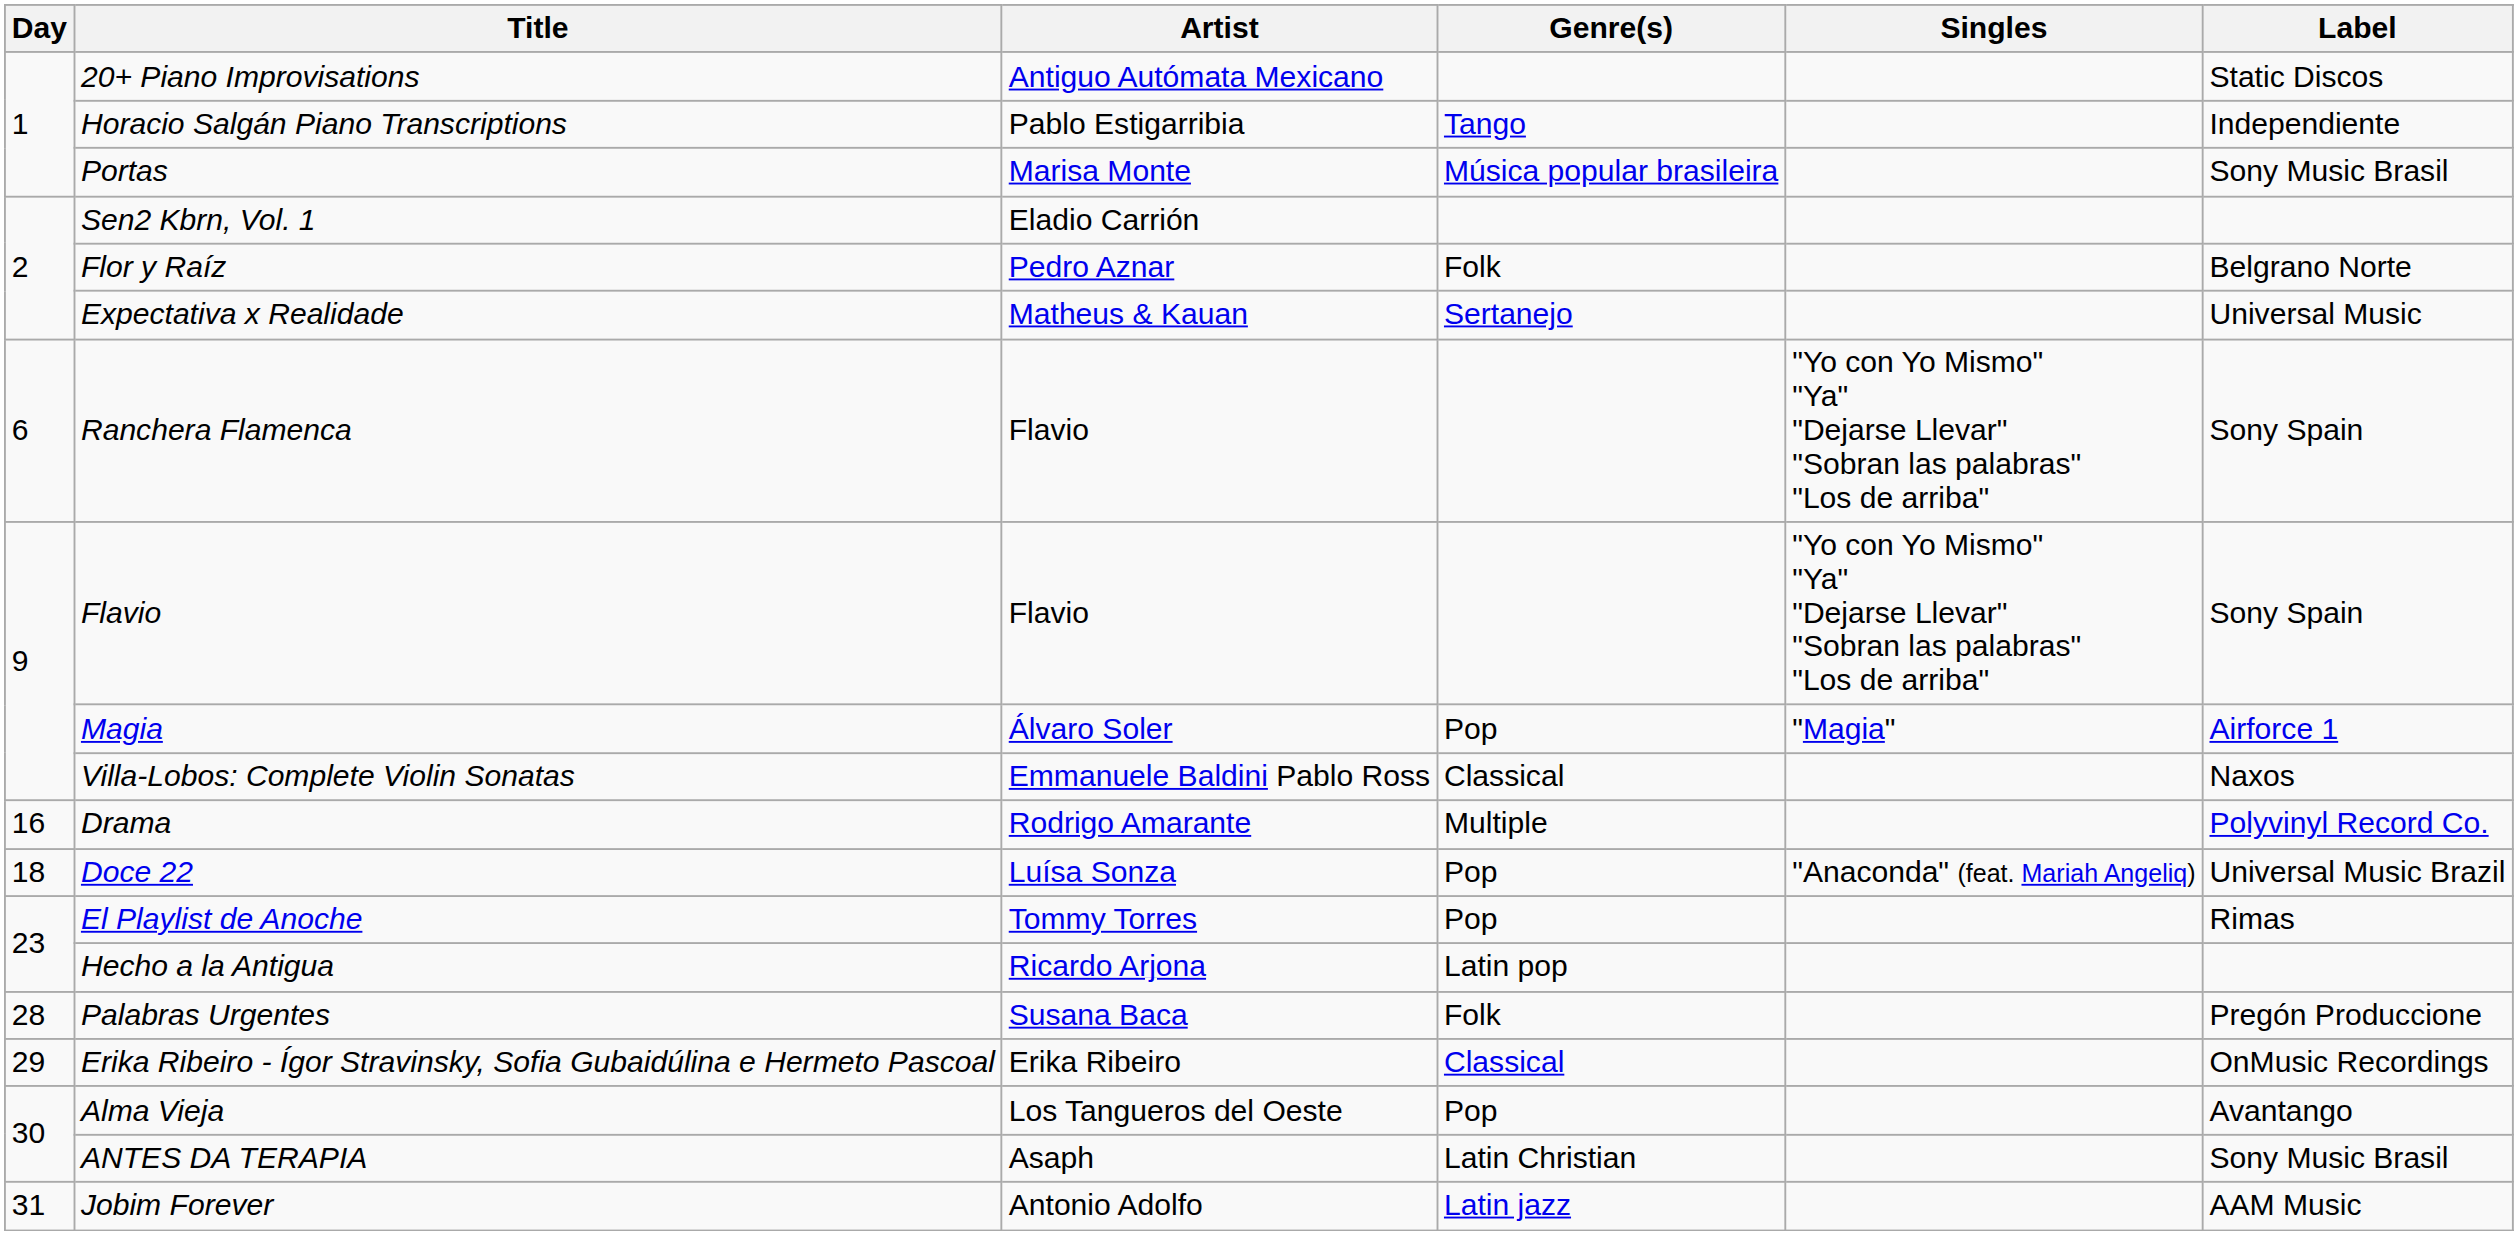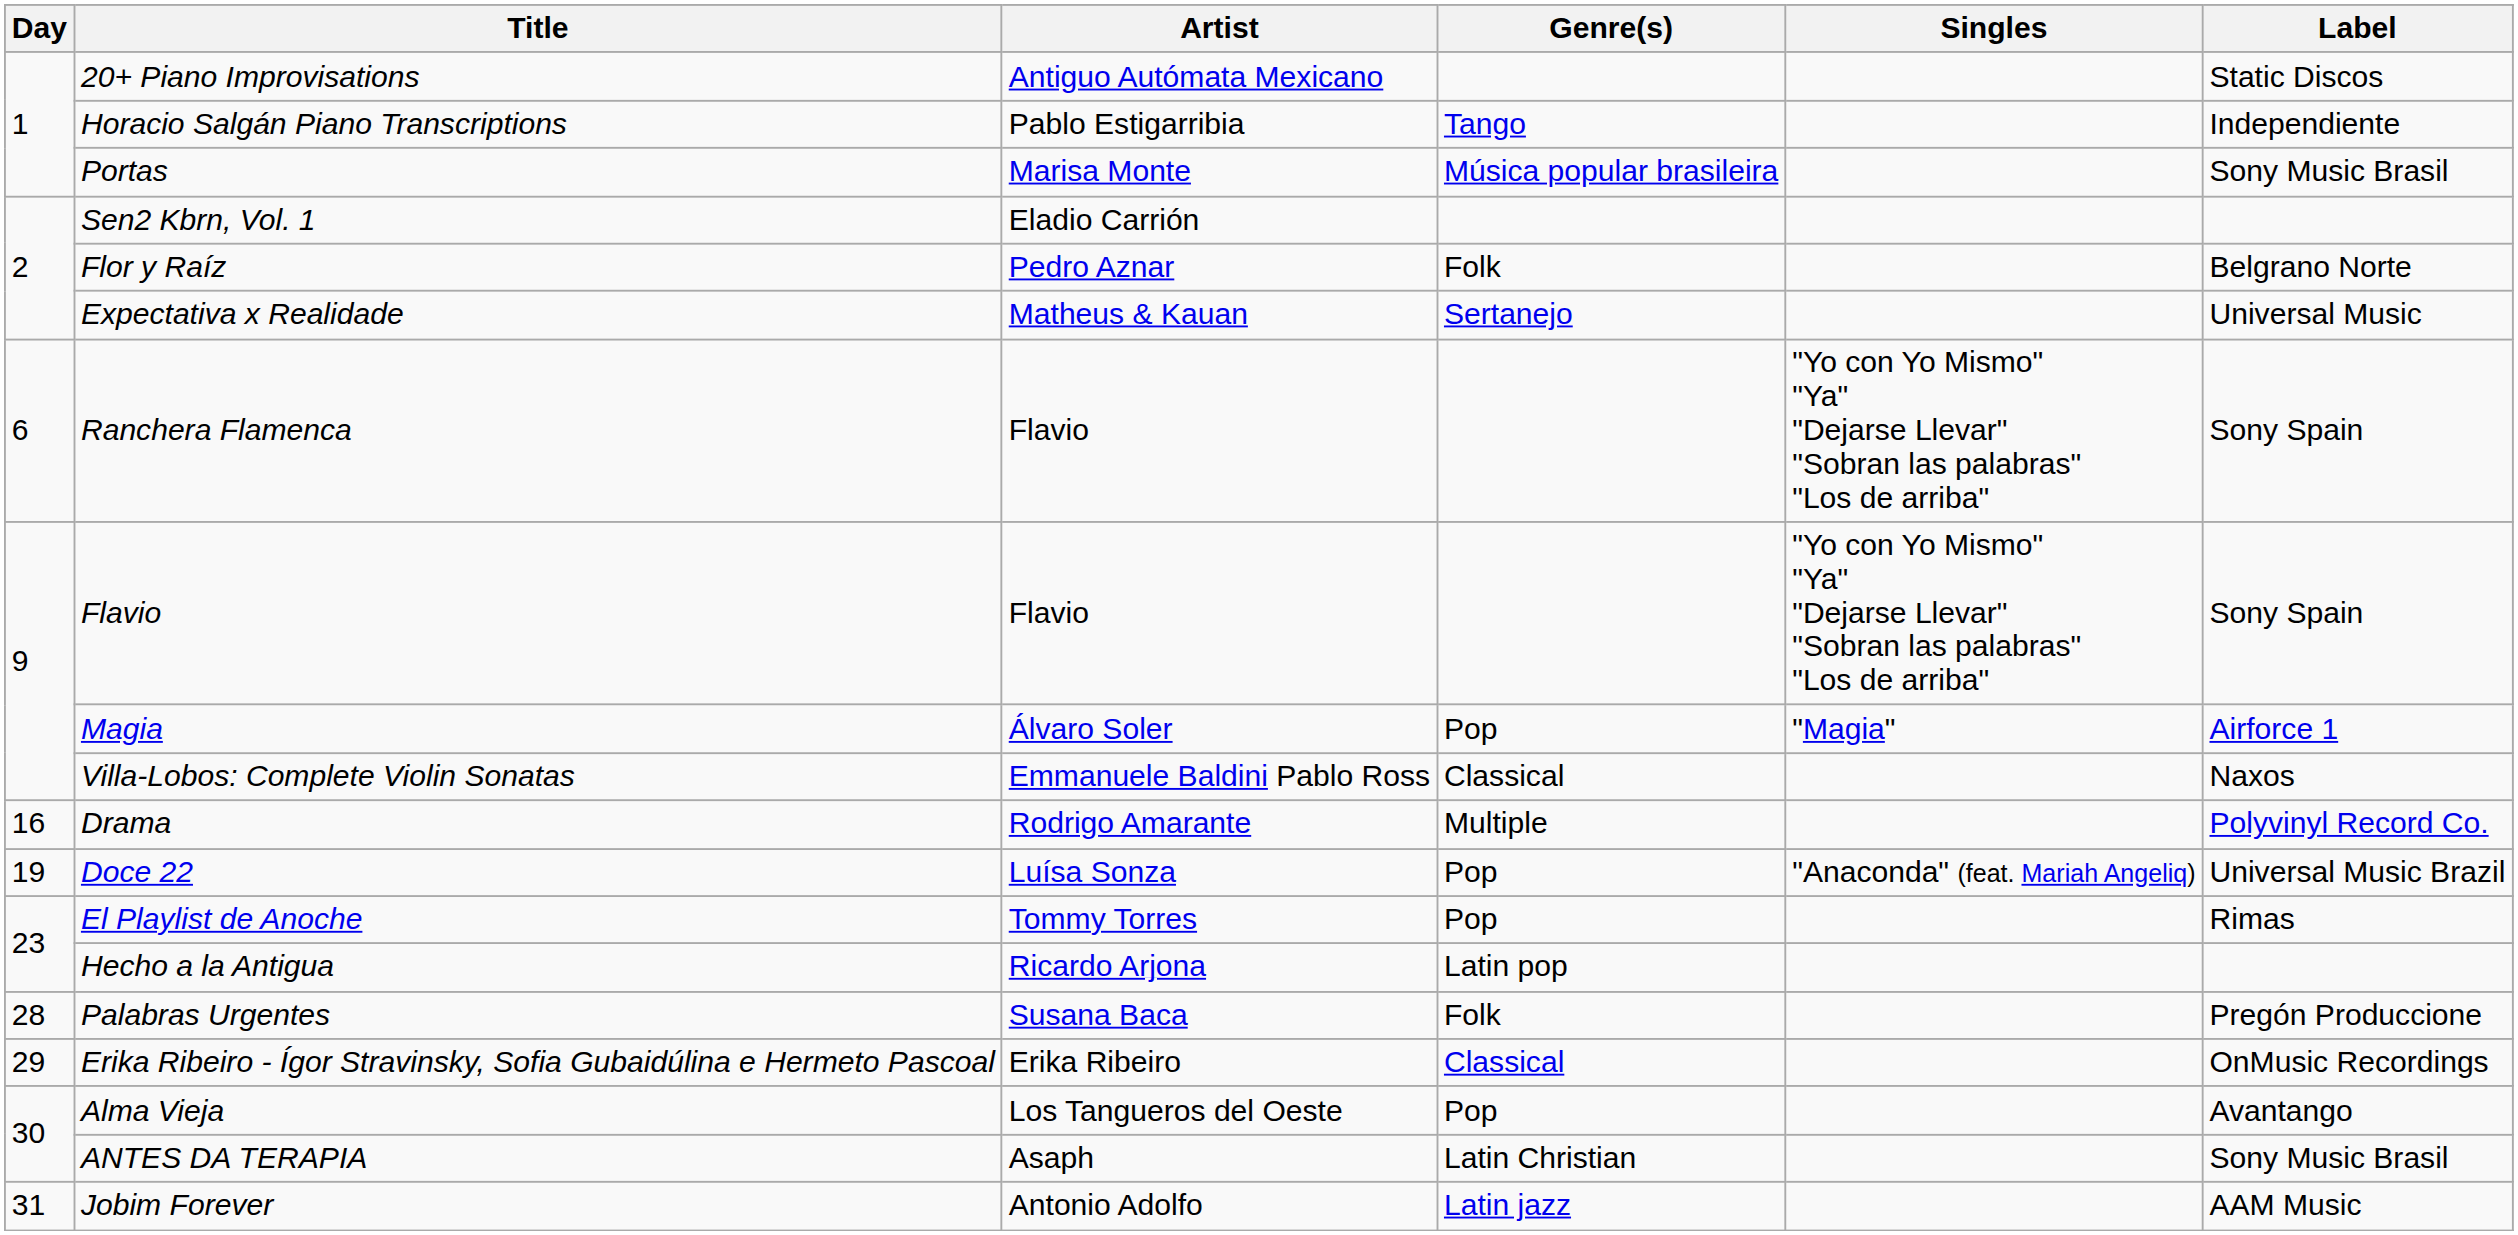(29, 871) 18 -> (29, 871) 19
